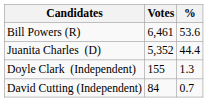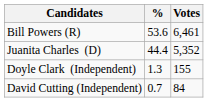columns swapped: (190, 13) <-> (161, 13)
